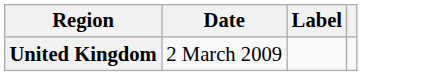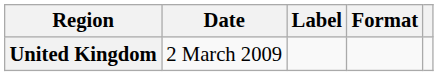+ column: (385, 20)
